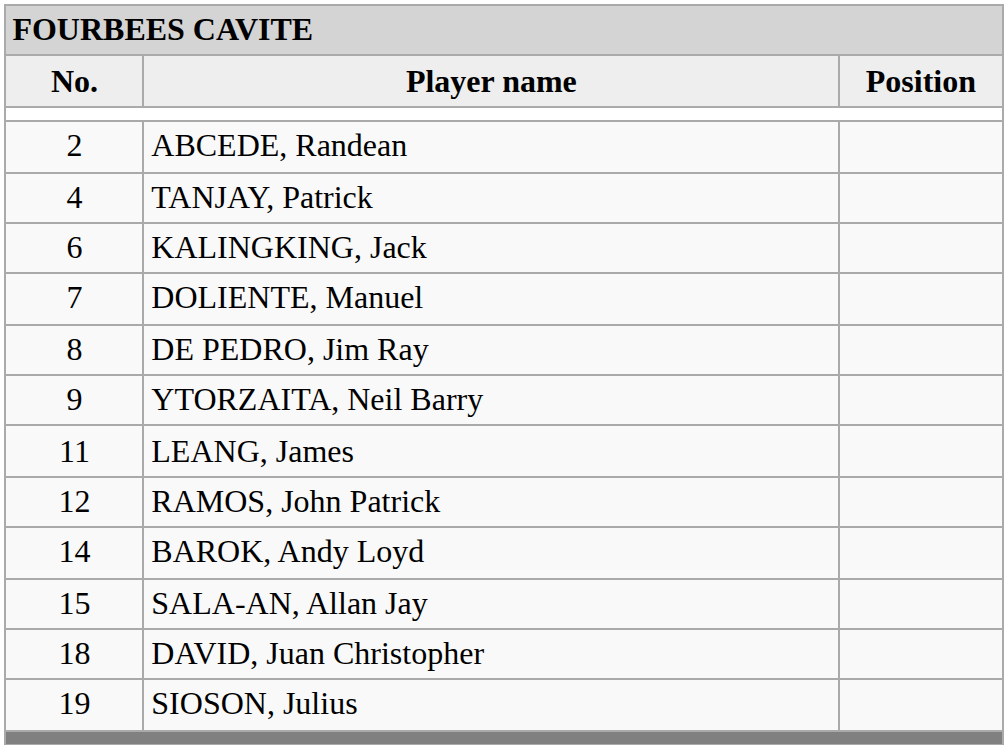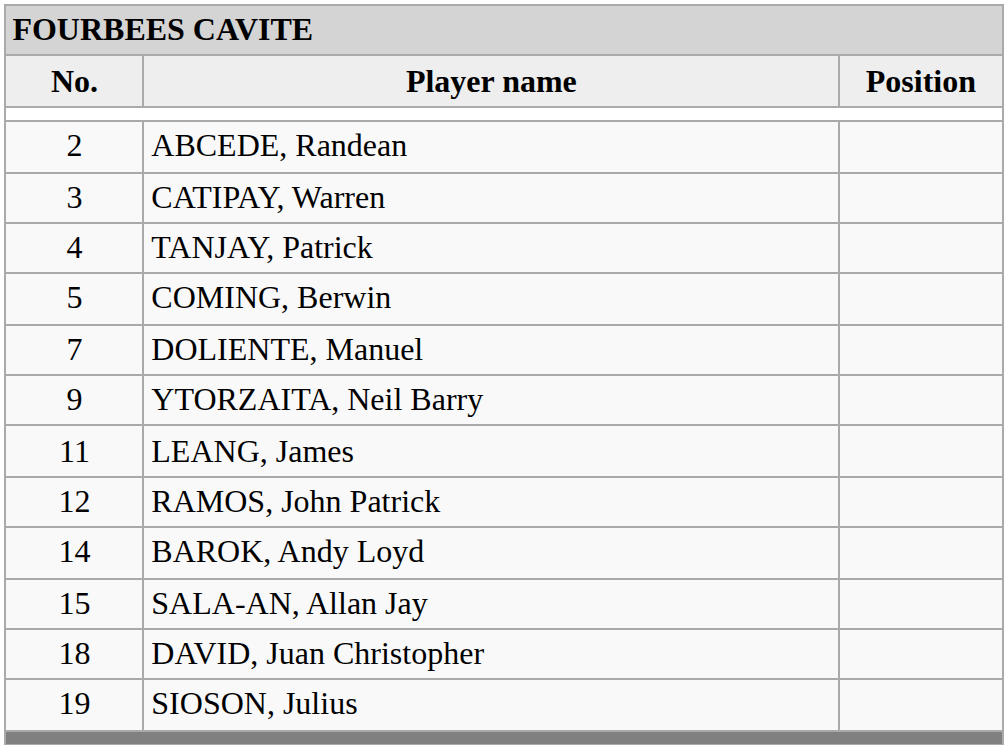+ row: (74, 196)
+ row: (74, 298)
- row: (74, 247)
- row: (74, 349)
